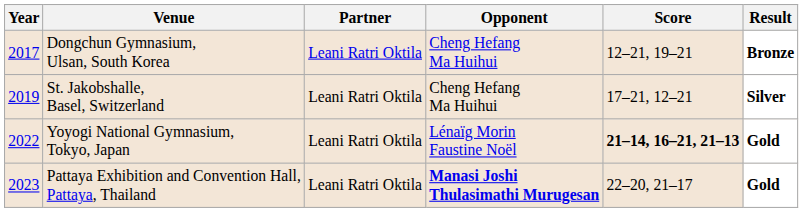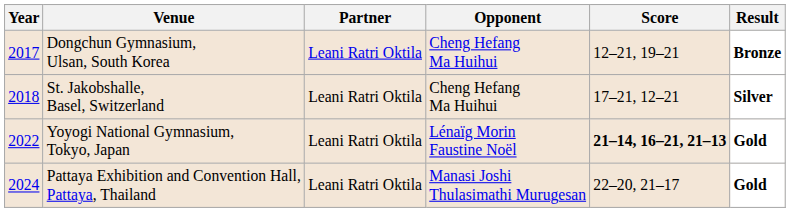(24, 97) 2019 -> (24, 97) 2018
(24, 185) 2023 -> (24, 185) 2024
(514, 185) bold -> (508, 185) normal
